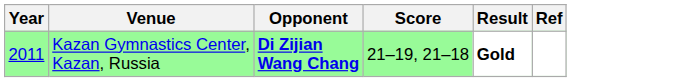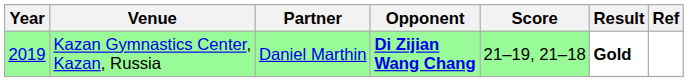+ column: (313, 18)
(26, 54) 2011 -> (27, 54) 2019
